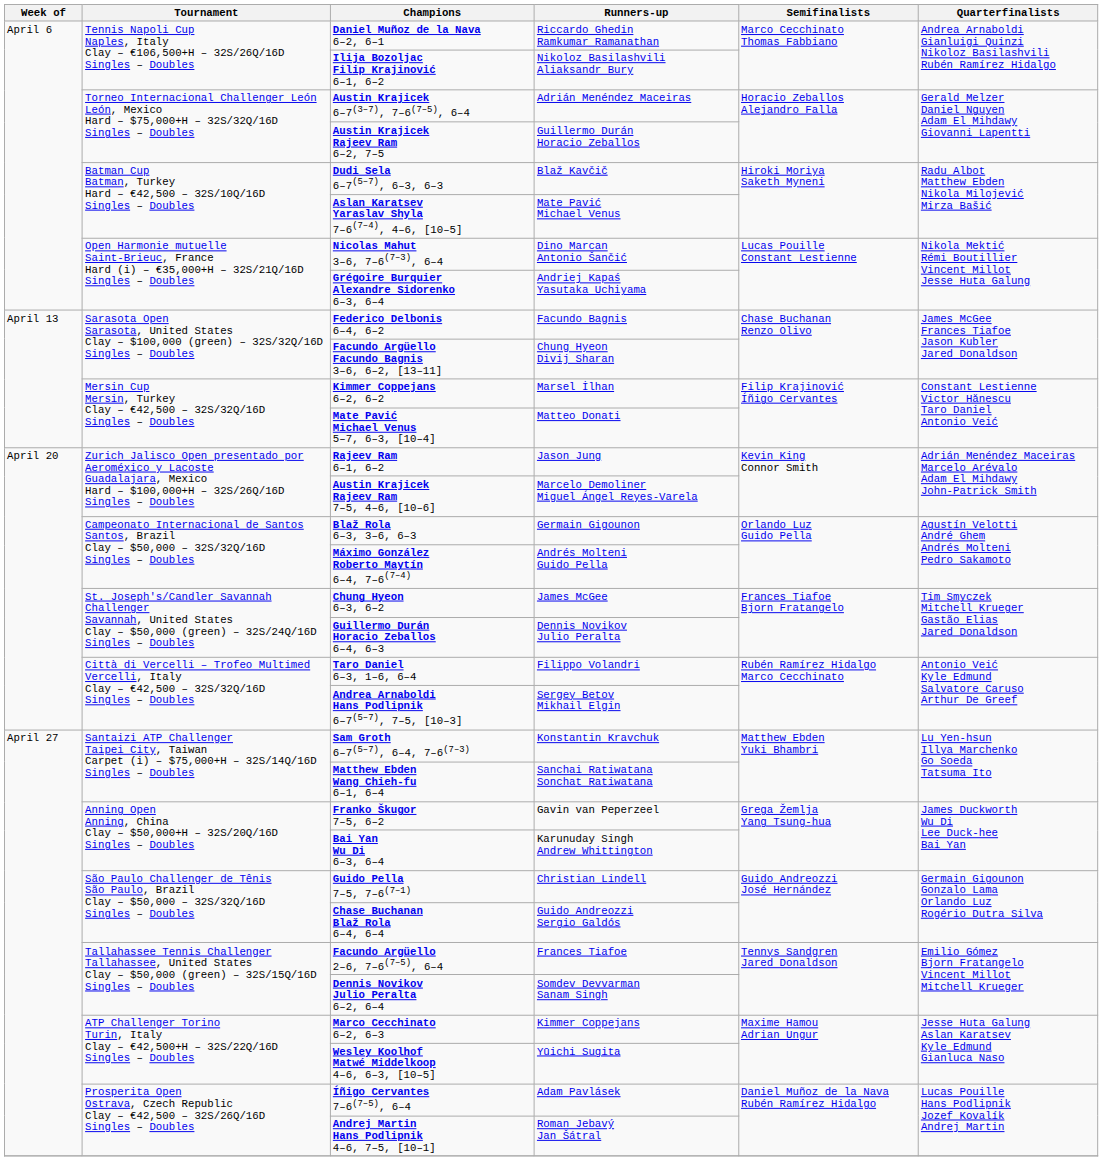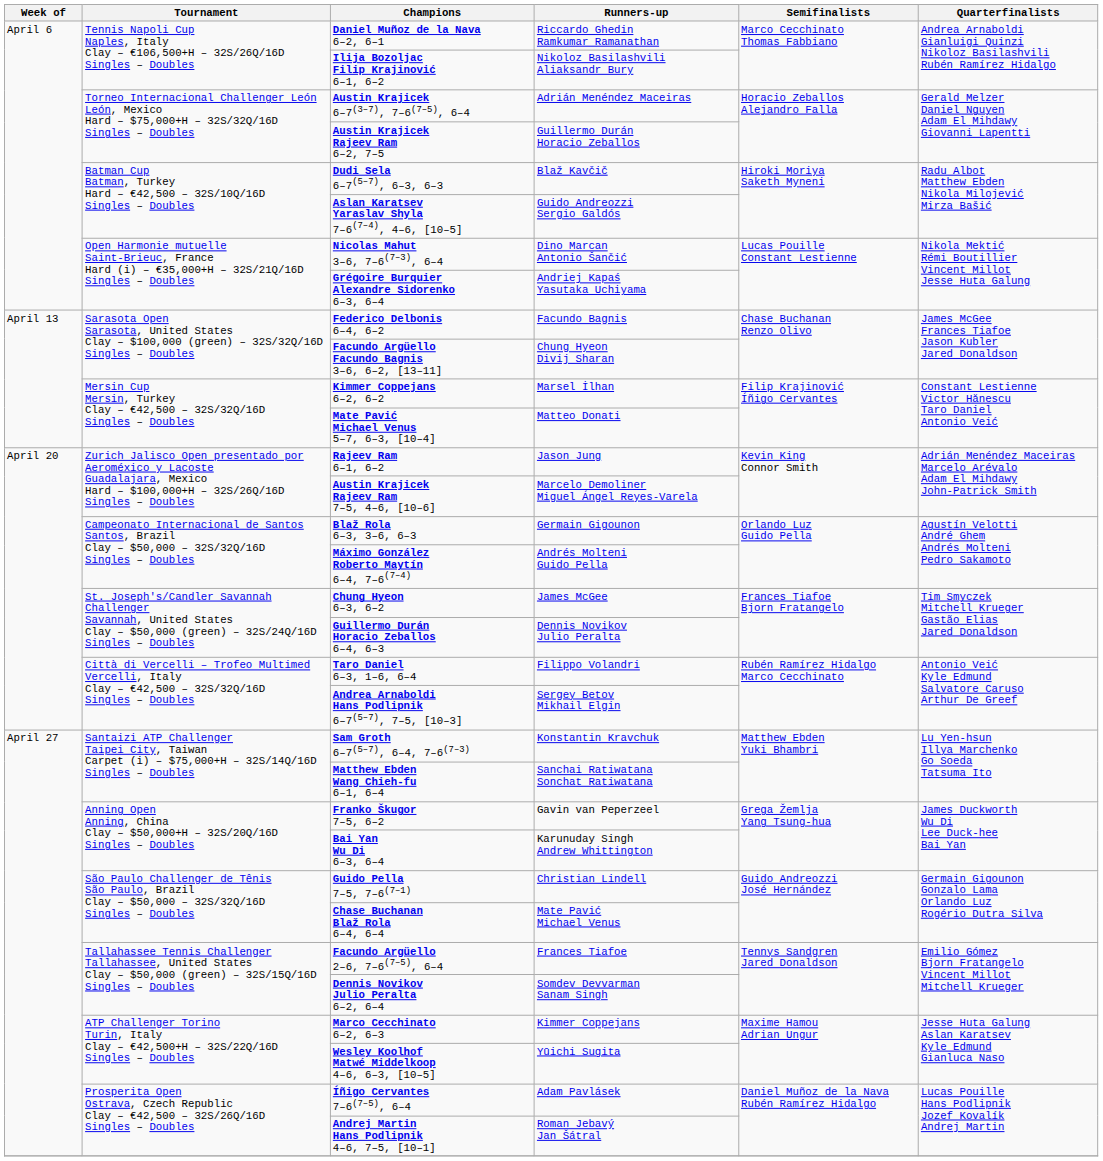(579, 209) Mate Pavić Michael Venus -> (585, 209) Guido Andreozzi Sergio Galdós
(585, 917) Guido Andreozzi Sergio Galdós -> (579, 917) Mate Pavić Michael Venus
